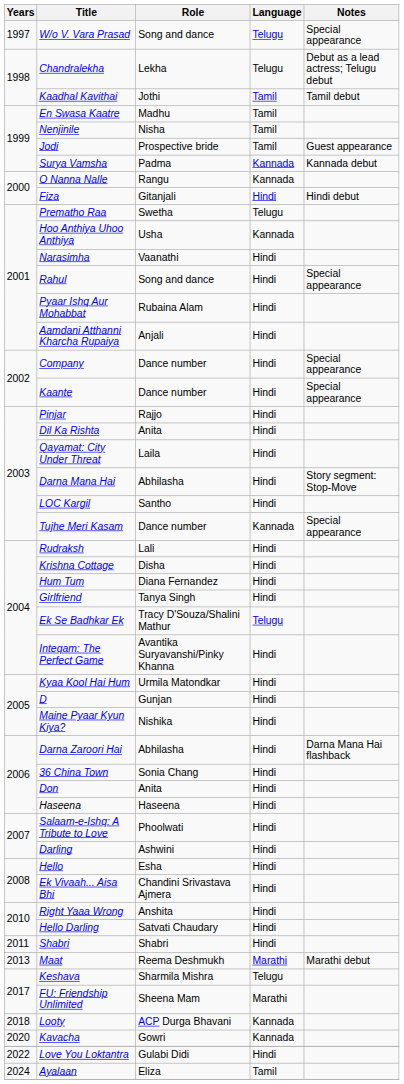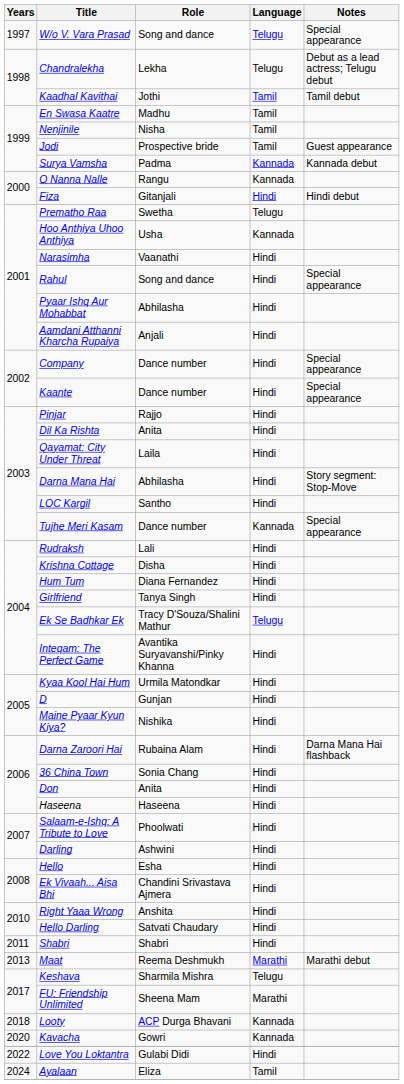(171, 308) Rubaina Alam -> (161, 308) Abhilasha
(161, 750) Abhilasha -> (171, 750) Rubaina Alam
